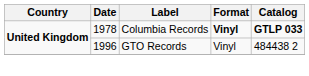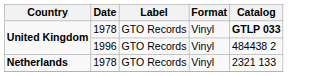(165, 29) Columbia Records -> (154, 29) GTO Records
(226, 29) bold -> (203, 29) normal
+ row: (37, 63)
